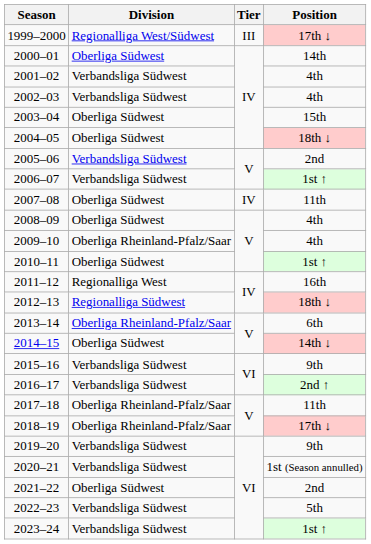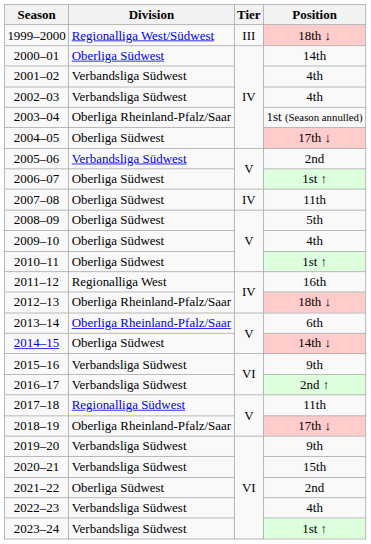(315, 35) 17th ↓ -> (315, 35) 18th ↓
(118, 117) Oberliga Südwest -> (151, 117) Oberliga Rheinland-Pfalz/Saar
(315, 117) 15th -> (315, 117) 1st (Season annulled)
(315, 138) 18th ↓ -> (315, 138) 17th ↓
(129, 179) Verbandsliga Südwest -> (118, 179) Oberliga Südwest
(315, 220) 4th -> (315, 220) 5th
(151, 240) Oberliga Rheinland-Pfalz/Saar -> (118, 240) Oberliga Südwest
(128, 302) Regionalliga Südwest -> (151, 302) Oberliga Rheinland-Pfalz/Saar
(151, 405) Oberliga Rheinland-Pfalz/Saar -> (128, 405) Regionalliga Südwest
(315, 466) 1st (Season annulled) -> (315, 466) 15th
(315, 508) 5th -> (315, 508) 4th
